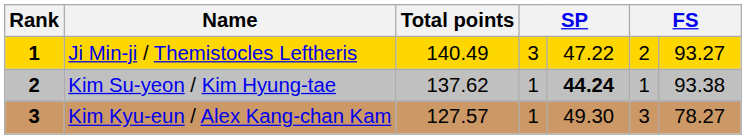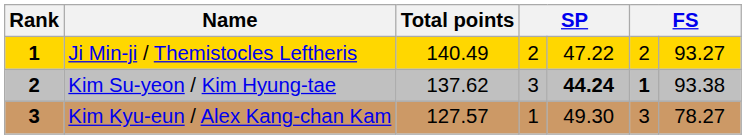(533, 52) 3 -> (533, 52) 2
(533, 85) 1 -> (533, 85) 3
(644, 85) normal -> (644, 85) bold
